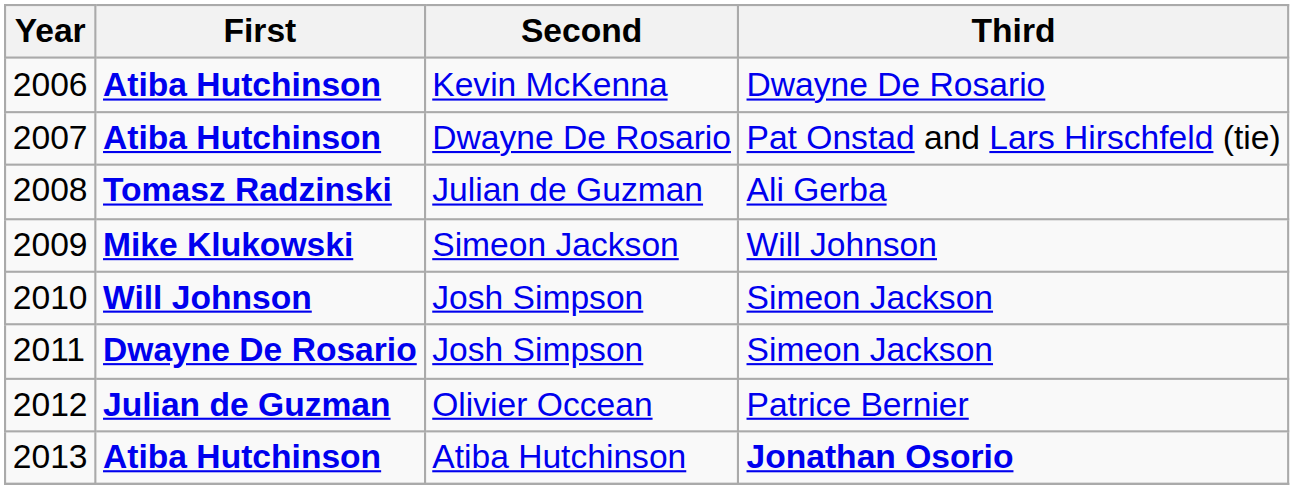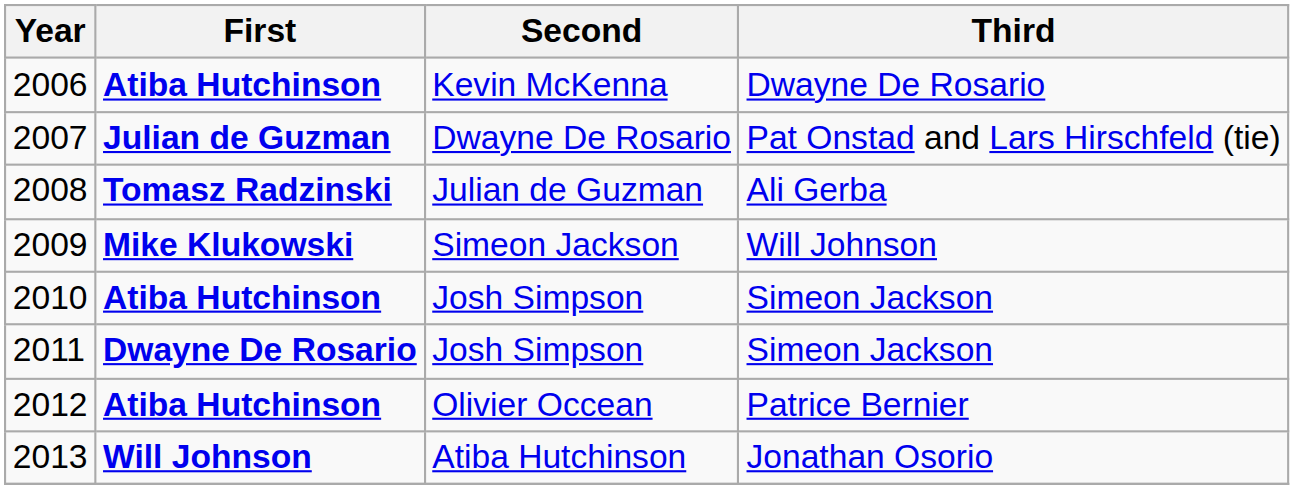(242, 137) Atiba Hutchinson -> (247, 137) Julian de Guzman
(207, 297) Will Johnson -> (242, 297) Atiba Hutchinson
(247, 404) Julian de Guzman -> (242, 404) Atiba Hutchinson
(242, 457) Atiba Hutchinson -> (207, 457) Will Johnson
(880, 457) bold -> (870, 457) normal
